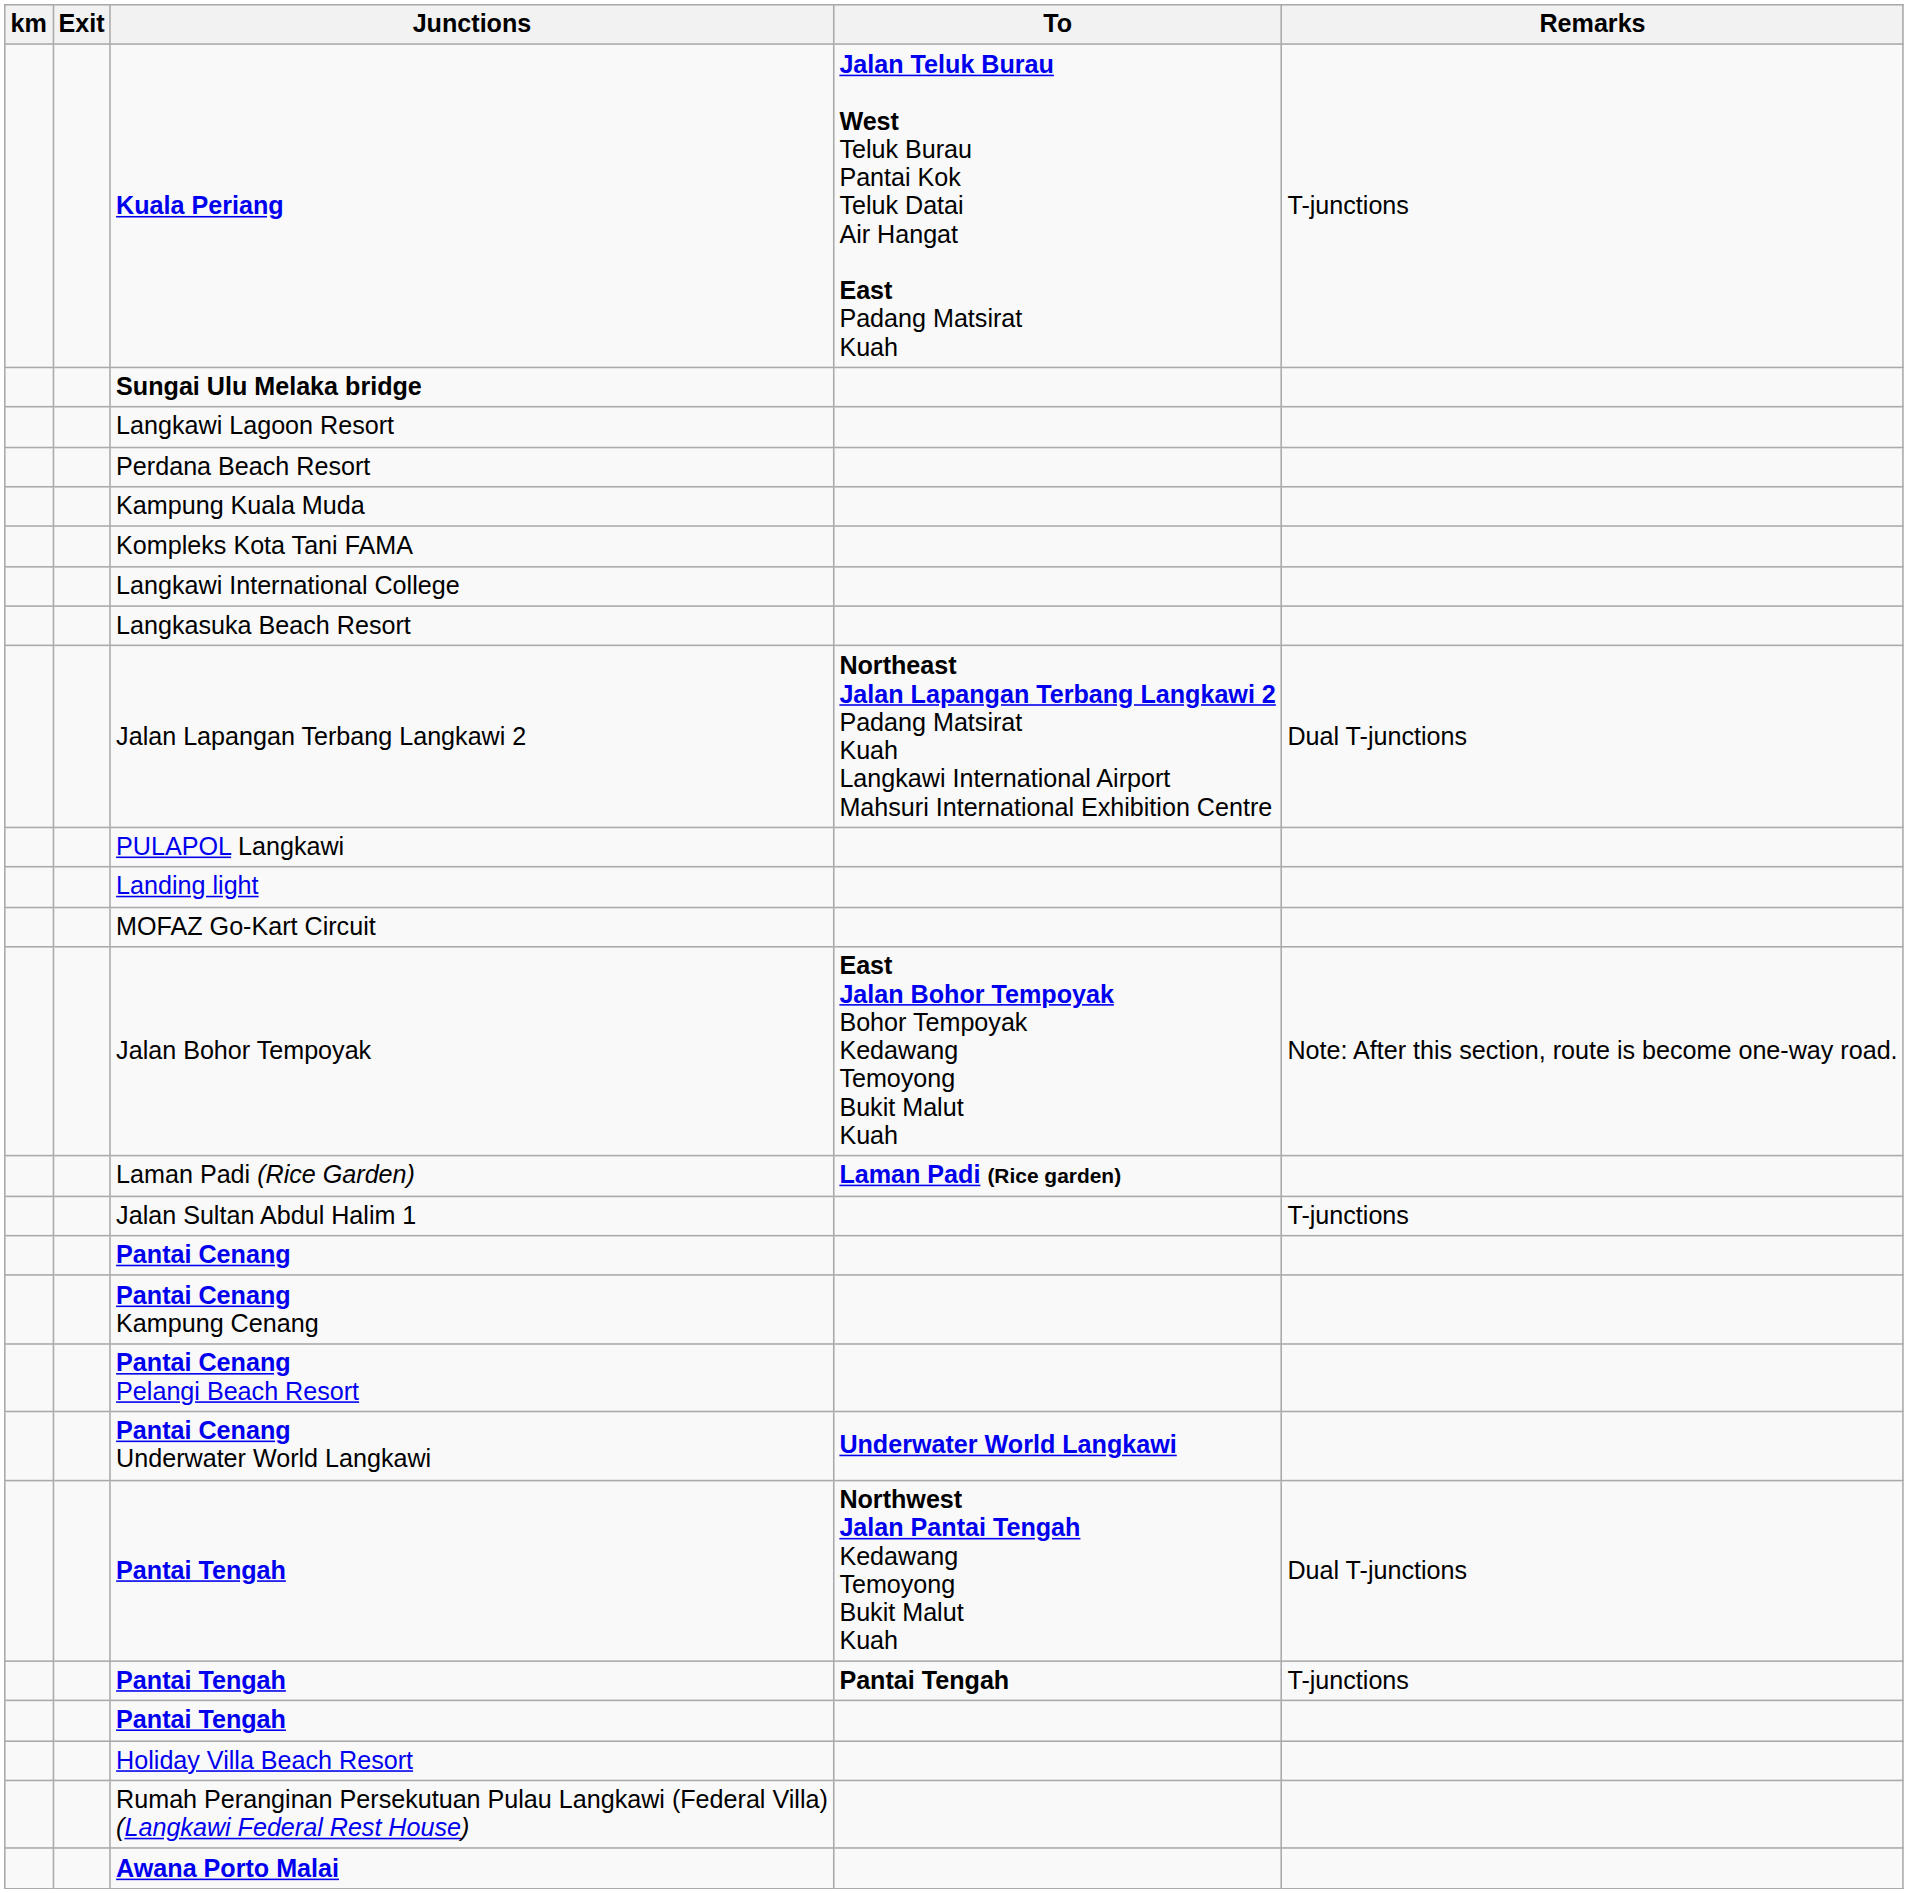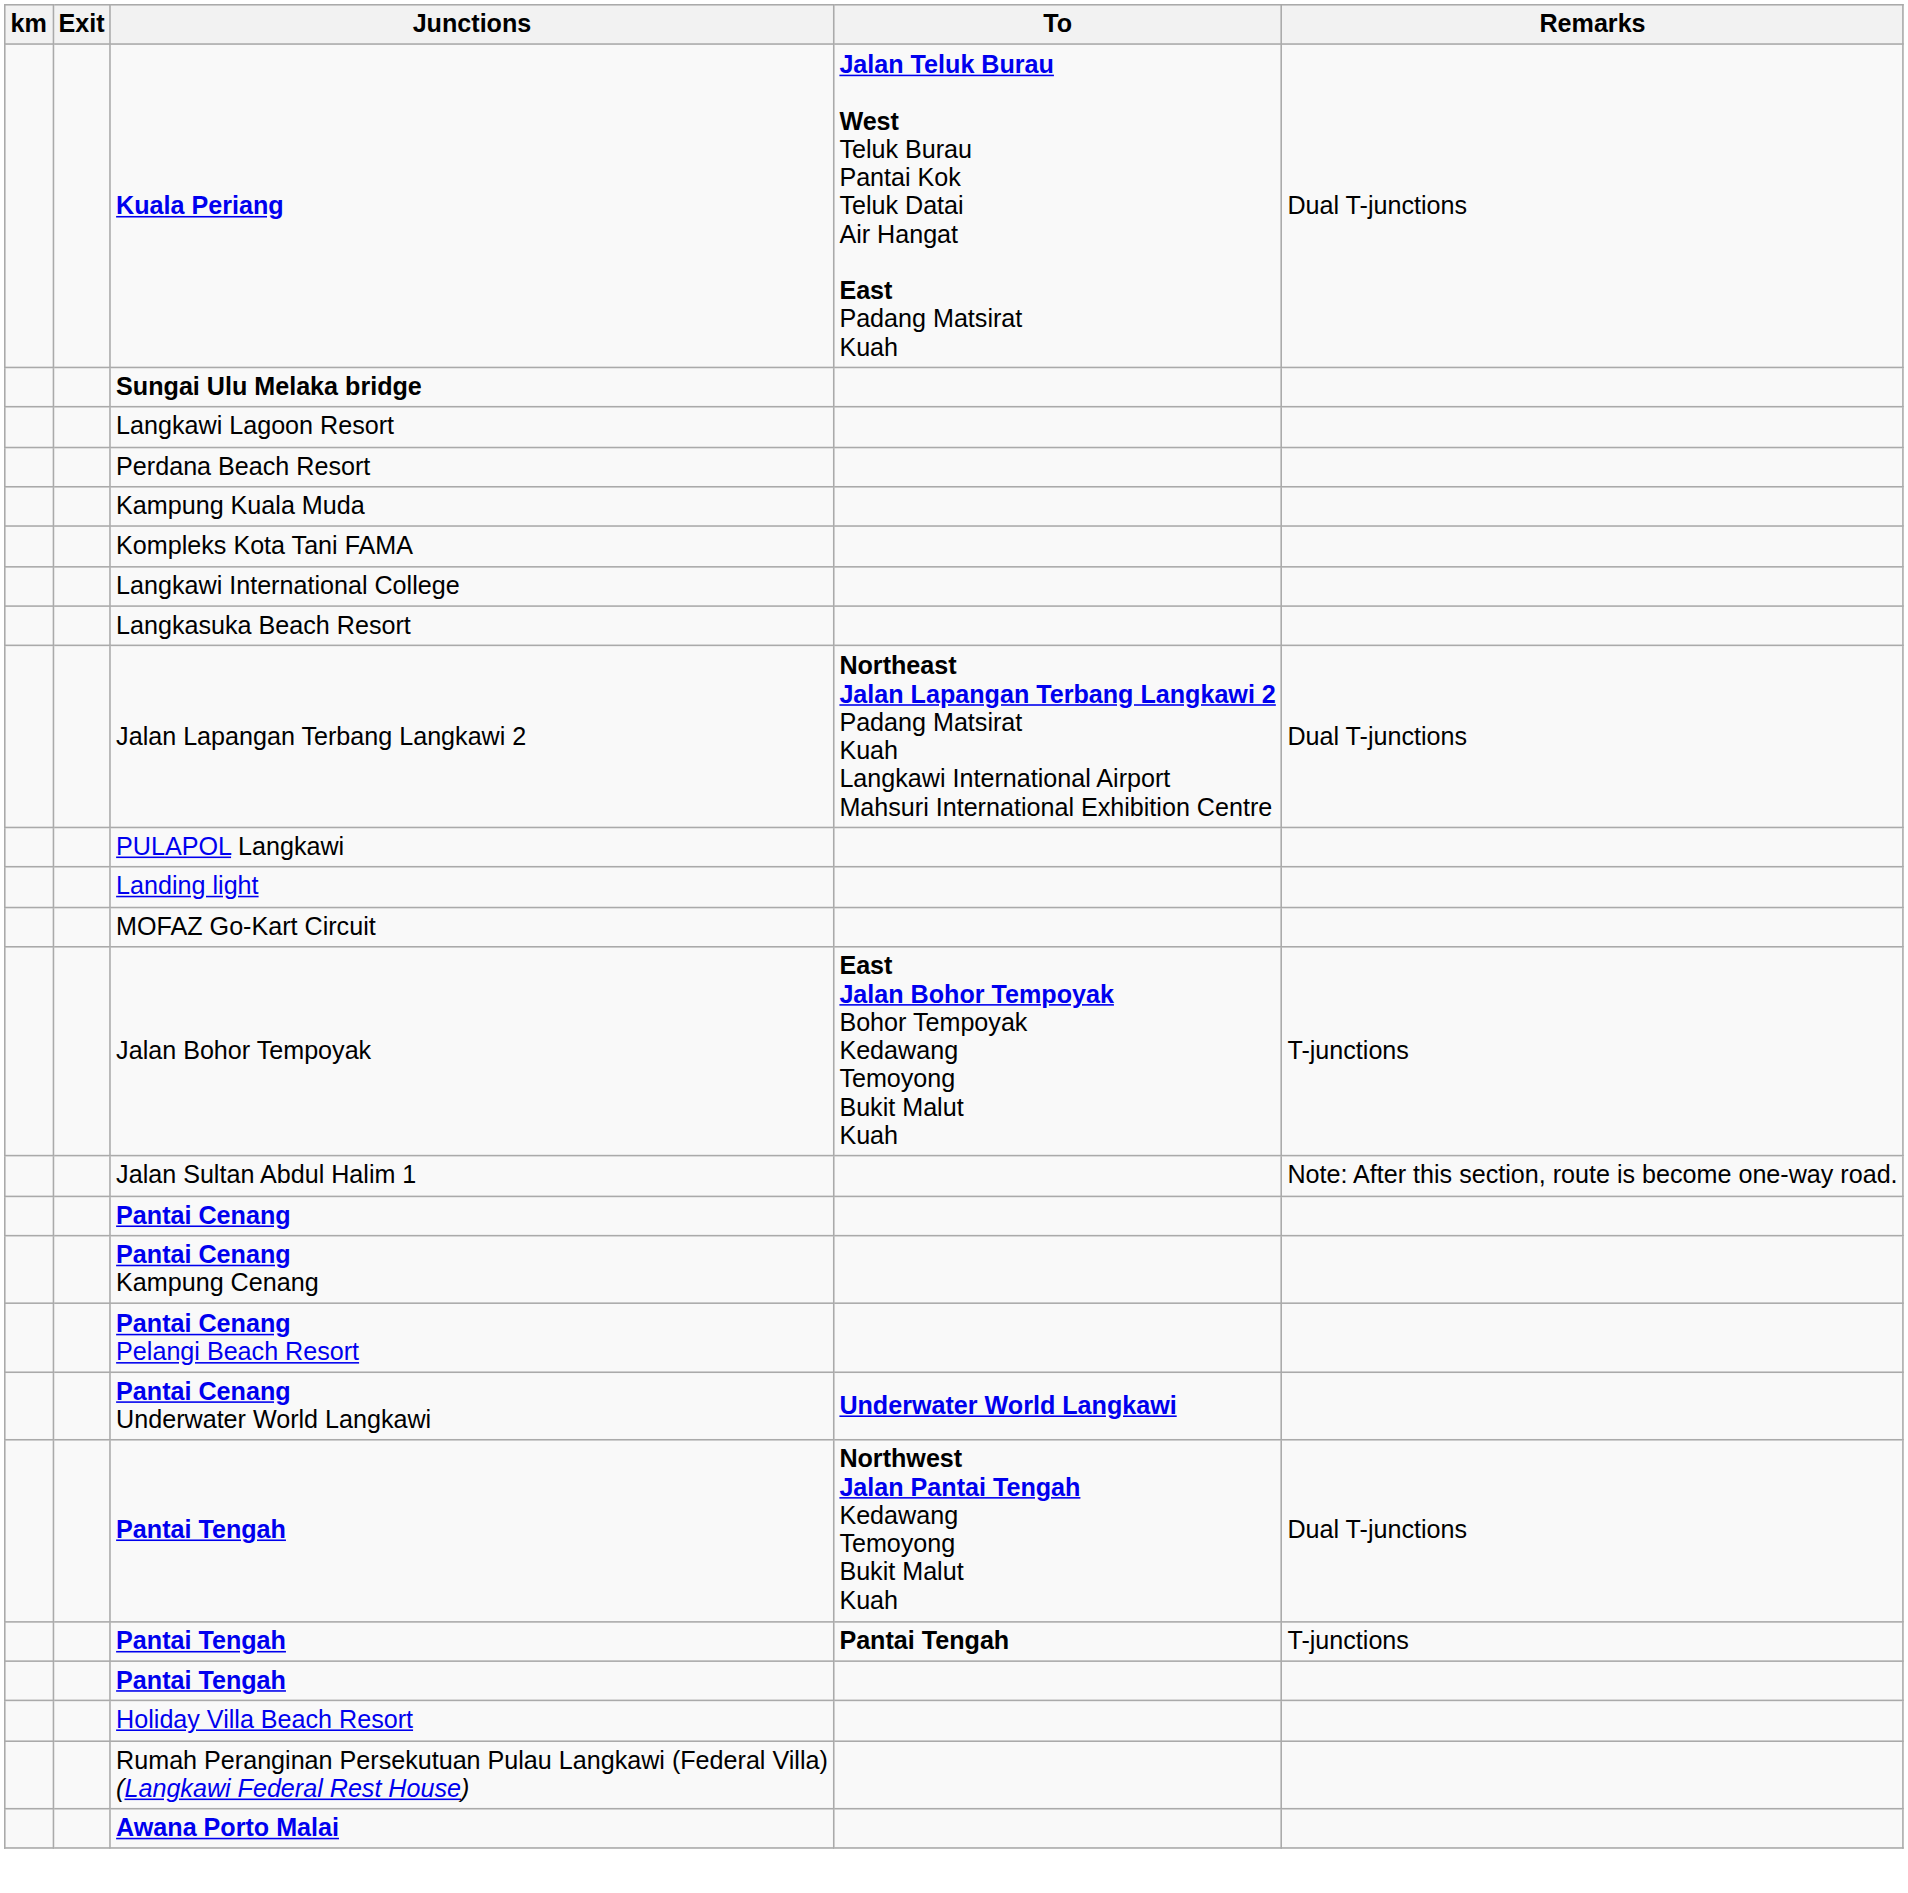(1348, 205) T-junctions -> (1377, 205) Dual T-junctions
(1593, 1051) Note: After this section, route is become one-way road. -> (1348, 1051) T-junctions
- row: (266, 1175)
(1348, 1215) T-junctions -> (1593, 1175) Note: After this section, route is become one-way road.
